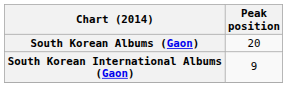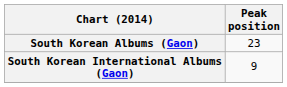(254, 43) 20 -> (254, 43) 23
